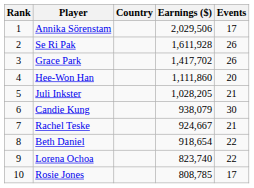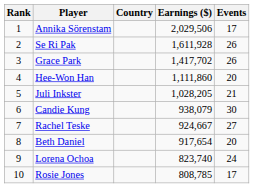(232, 126) 21 -> (232, 126) 27
(195, 142) 918,654 -> (195, 142) 917,654
(232, 142) 22 -> (232, 142) 20
(232, 158) 22 -> (232, 158) 24
